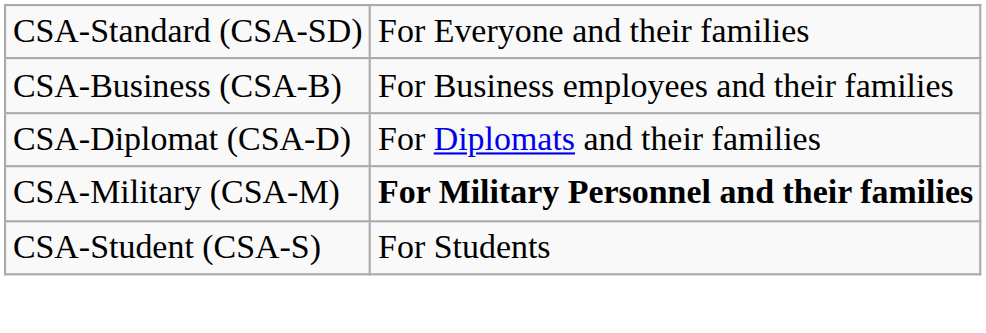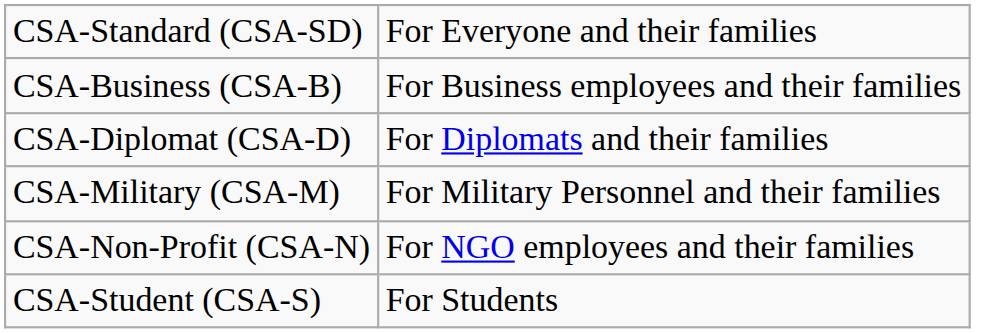(676, 192) bold -> (663, 192) normal
+ row: (191, 246)
